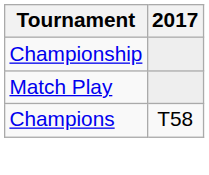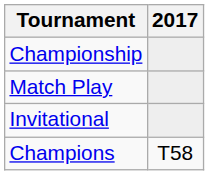+ row: (59, 119)
